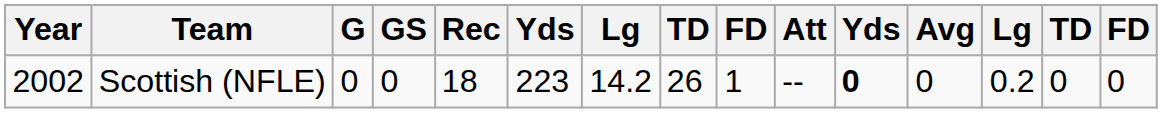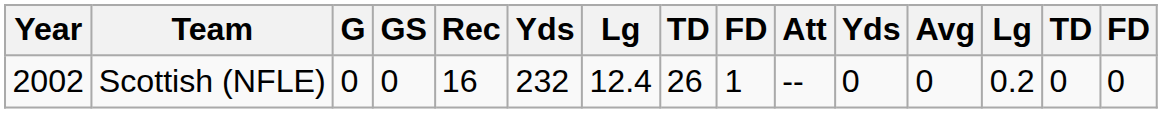(460, 81) 18 -> (460, 81) 16
(542, 81) 223 -> (542, 81) 232
(621, 81) 14.2 -> (621, 81) 12.4
(851, 81) bold -> (851, 81) normal
